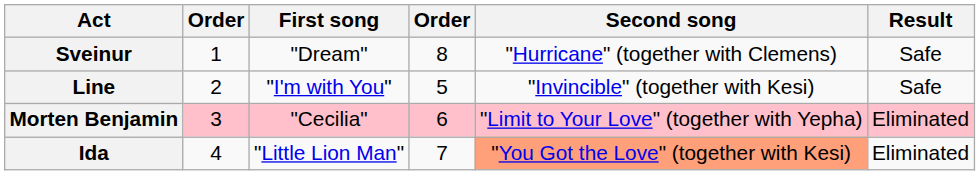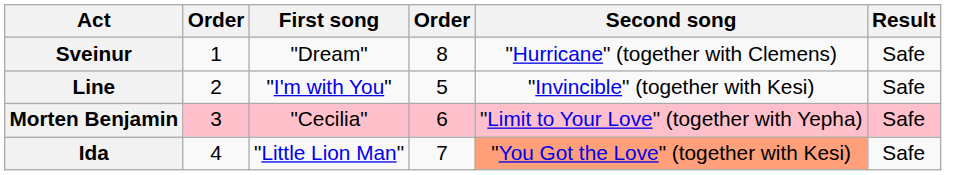(921, 119) Eliminated -> (904, 119) Safe
(921, 152) Eliminated -> (904, 152) Safe
